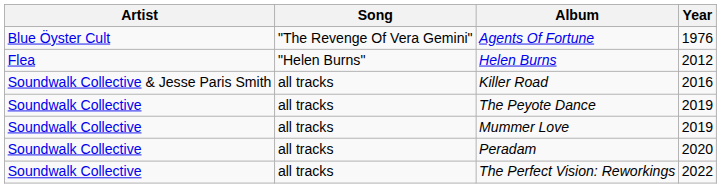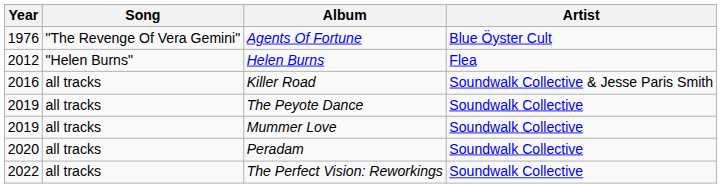columns swapped: (697, 15) <-> (140, 15)
